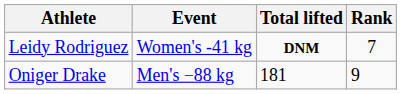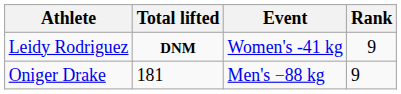columns swapped: (194, 18) <-> (301, 18)
(372, 46) 7 -> (372, 46) 9
